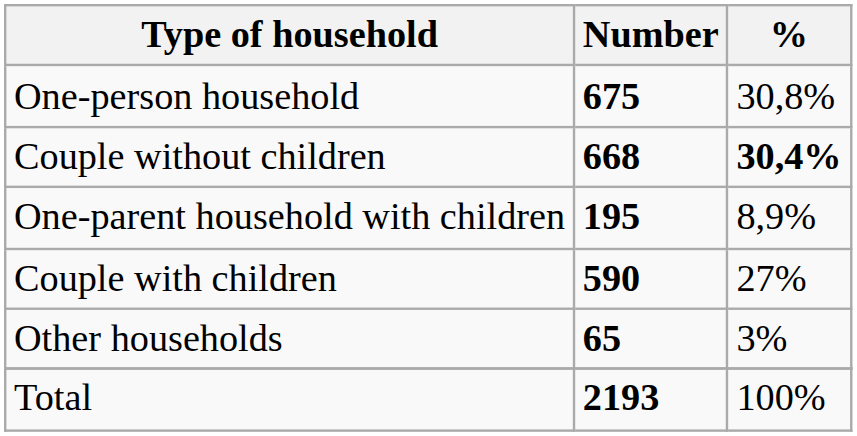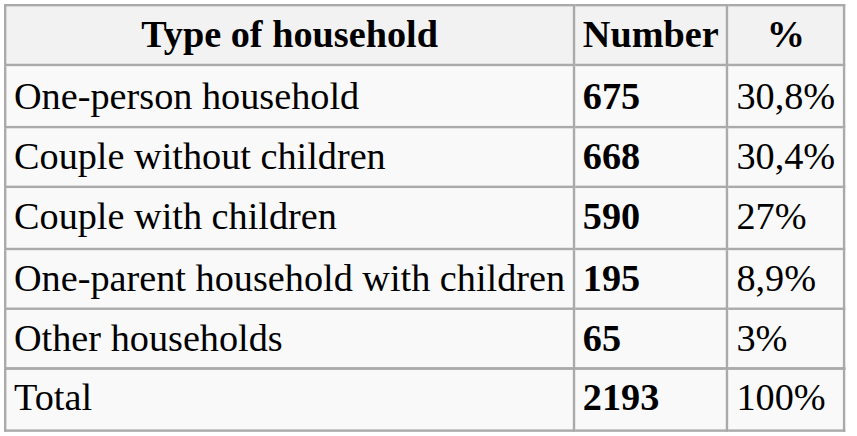(789, 156) bold -> (786, 156) normal
rows swapped: (175, 277) <-> (290, 216)
